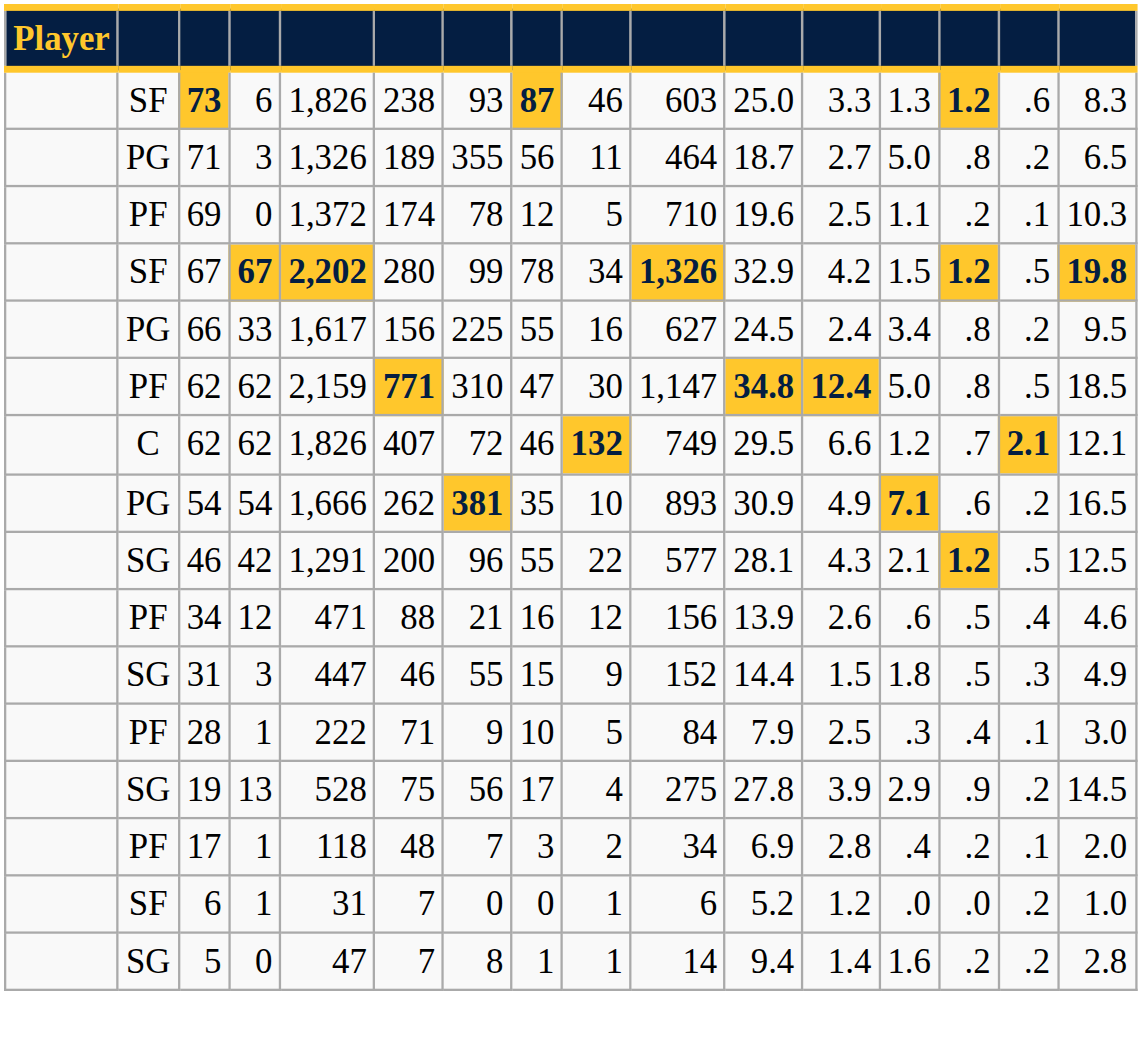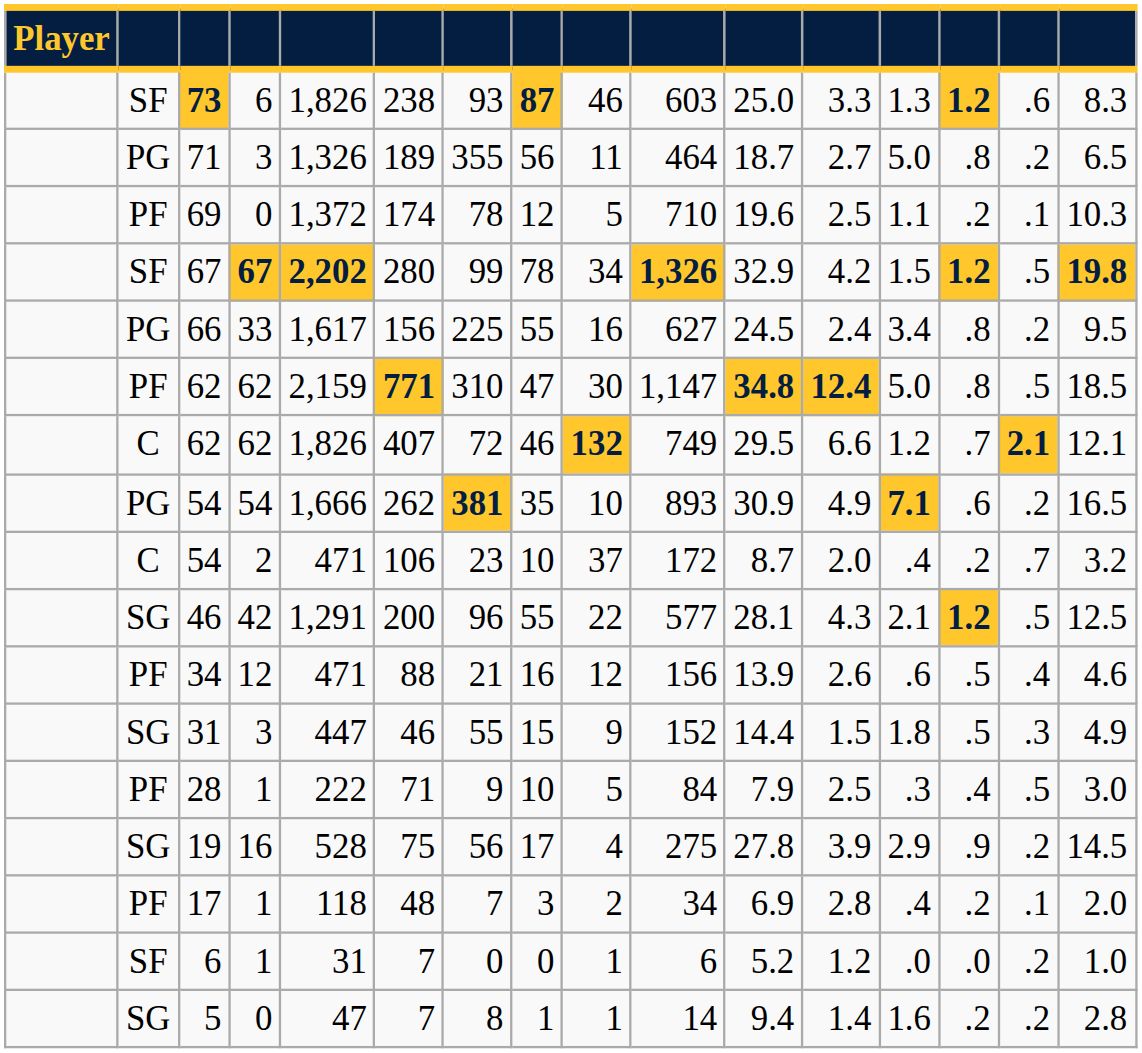+ row: (148, 559)
(1037, 731) .1 -> (1037, 788) .5
(255, 788) 13 -> (255, 846) 16
